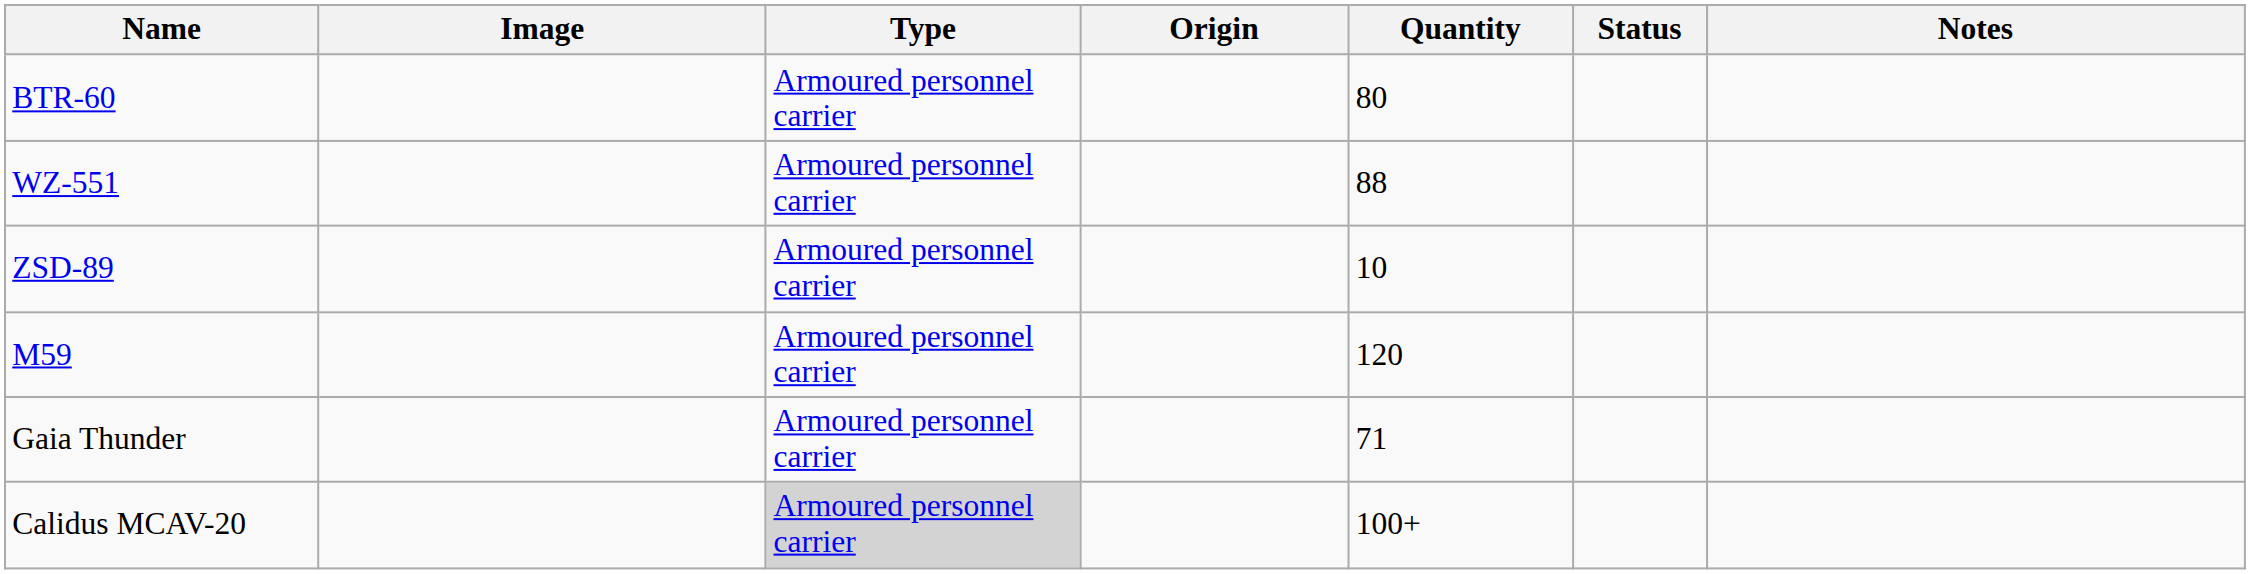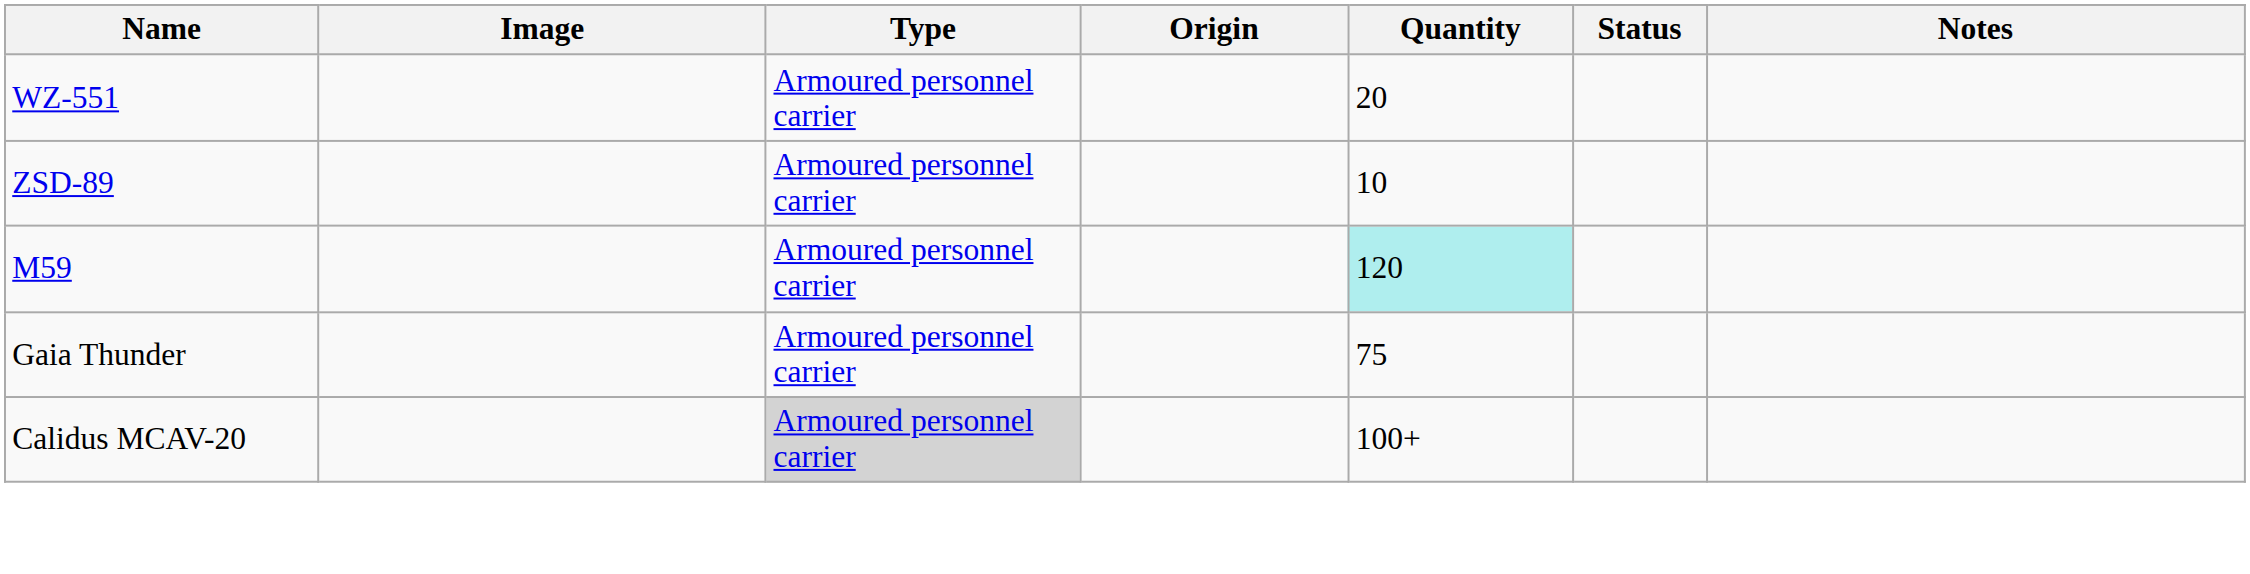- row: (64, 97)
(1371, 182) 88 -> (1371, 97) 20
(1379, 353) no background -> (1379, 268) paleturquoise background
(1371, 439) 71 -> (1371, 353) 75
